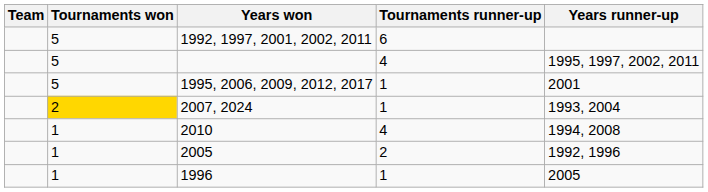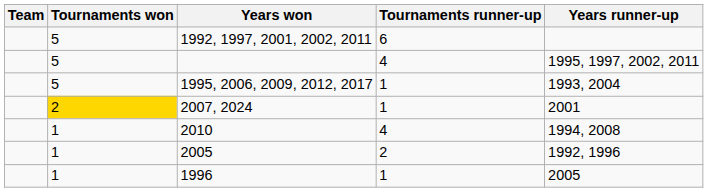(564, 84) 2001 -> (584, 84) 1993, 2004
(584, 107) 1993, 2004 -> (564, 107) 2001
